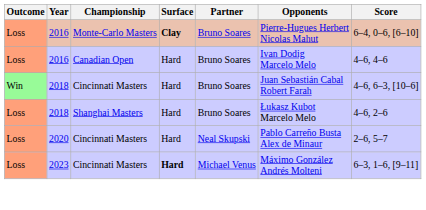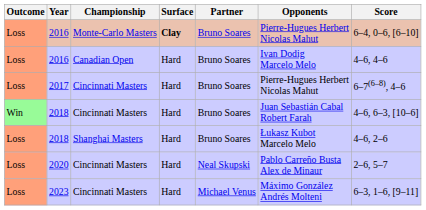+ row: (59, 86)
(172, 165) bold -> (171, 191) normal
